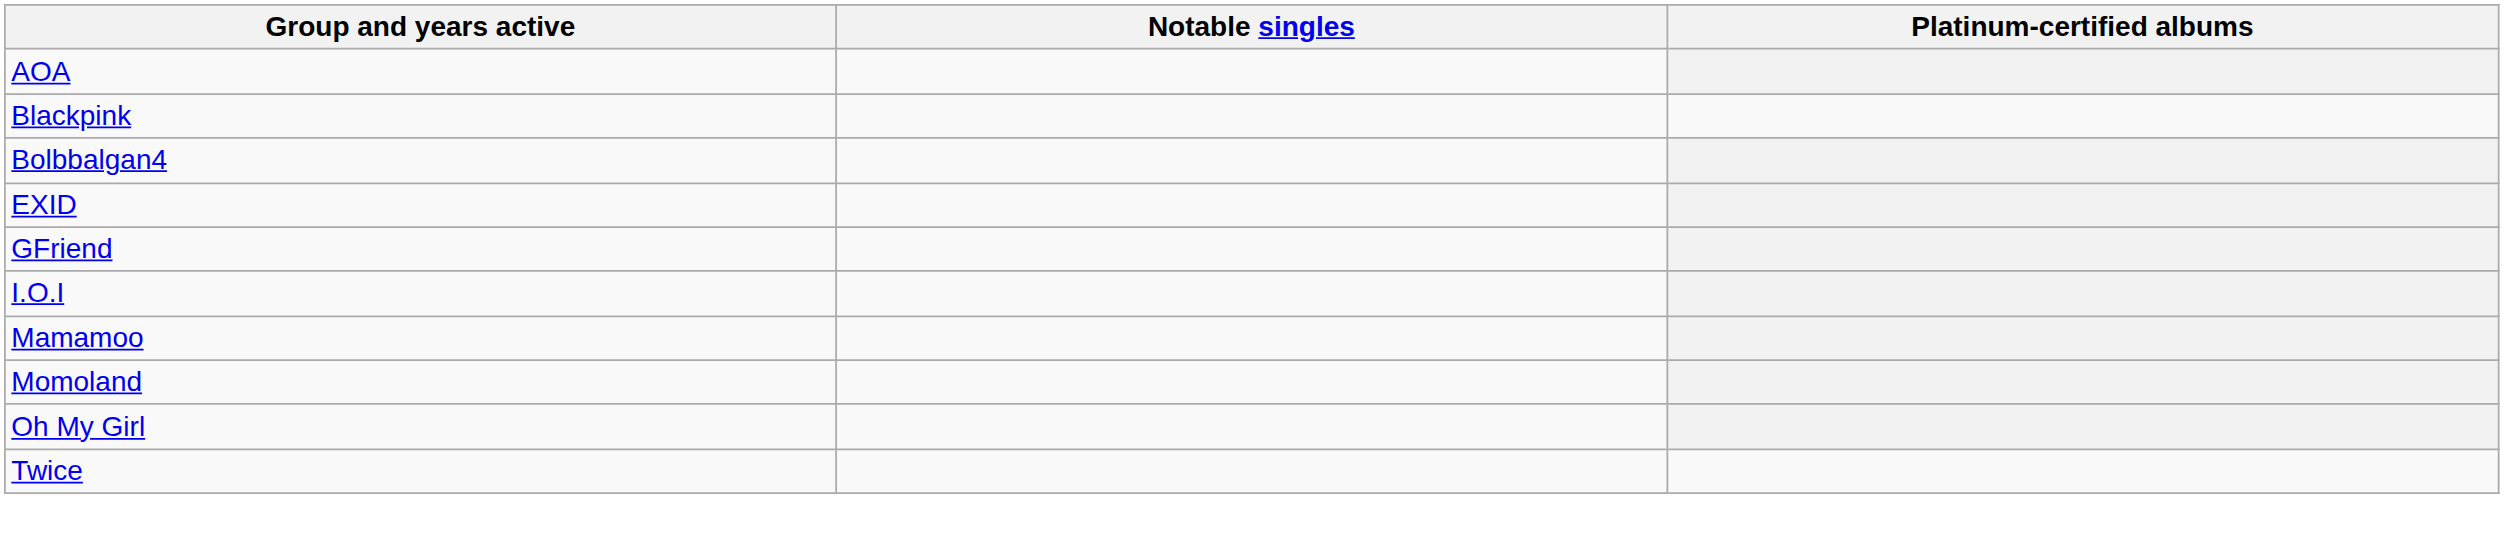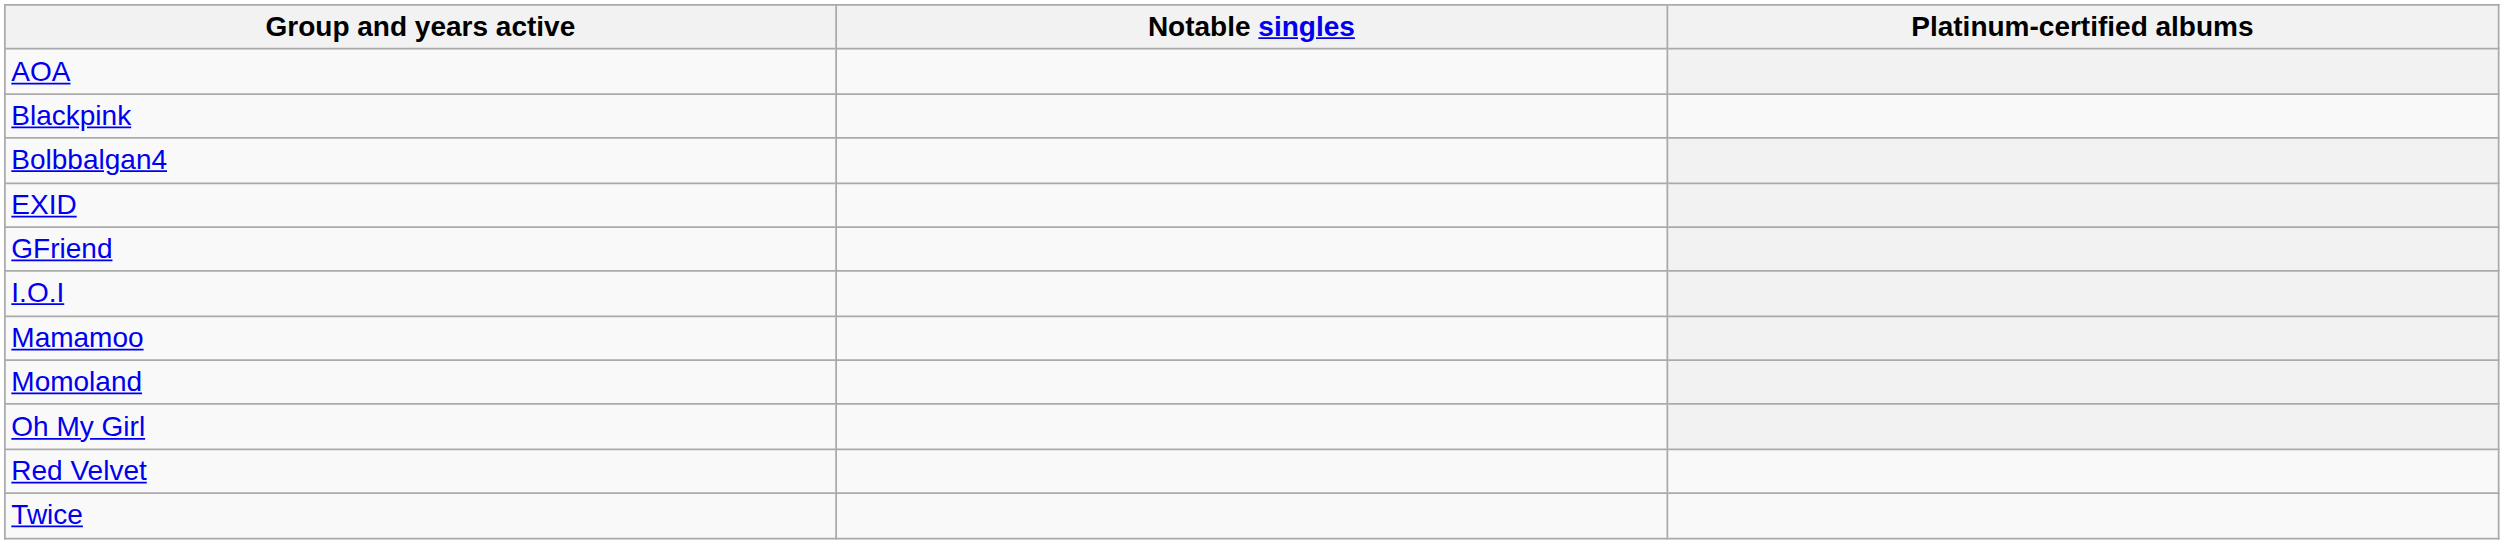+ row: (79, 470)
